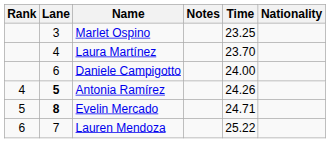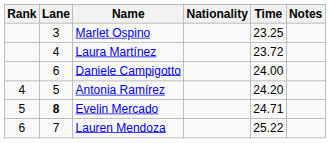columns swapped: (292, 14) <-> (203, 14)
(240, 52) 23.70 -> (268, 52) 23.72
(56, 90) bold -> (56, 90) normal
(240, 90) 24.26 -> (268, 90) 24.20
